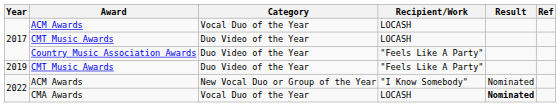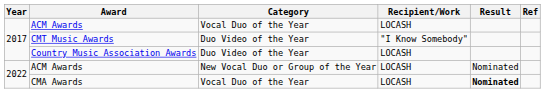(396, 39) LOCASH -> (424, 39) "I Know Somebody"
(432, 53) "Feels Like A Party" -> (396, 53) LOCASH
- row: (17, 67)
(424, 81) "I Know Somebody" -> (396, 67) LOCASH
